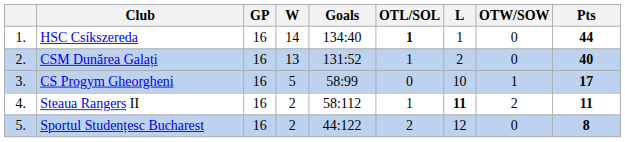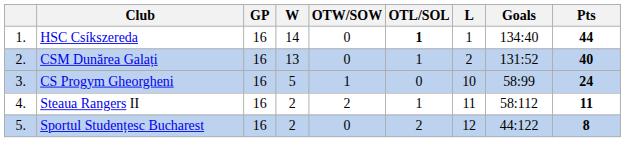columns swapped: (514, 15) <-> (342, 15)
(586, 81) 17 -> (586, 81) 24
(460, 103) bold -> (469, 103) normal
